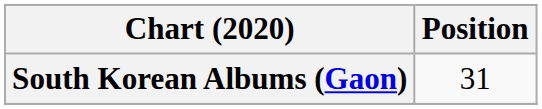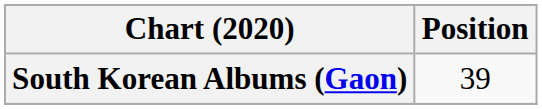(475, 78) 31 -> (475, 78) 39
